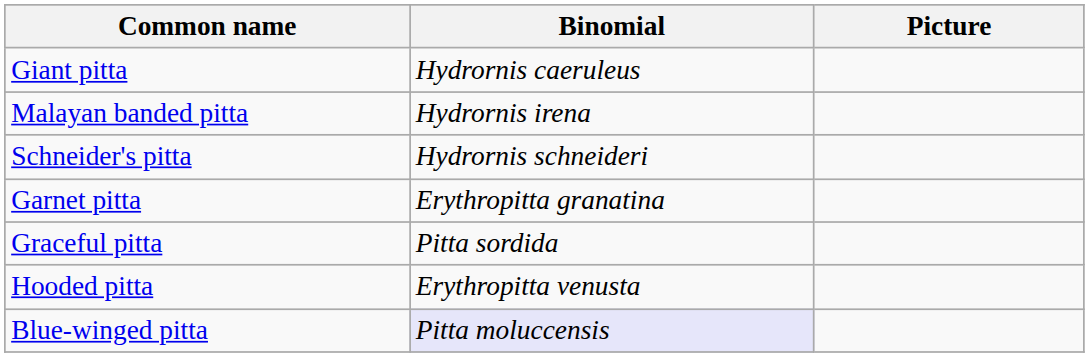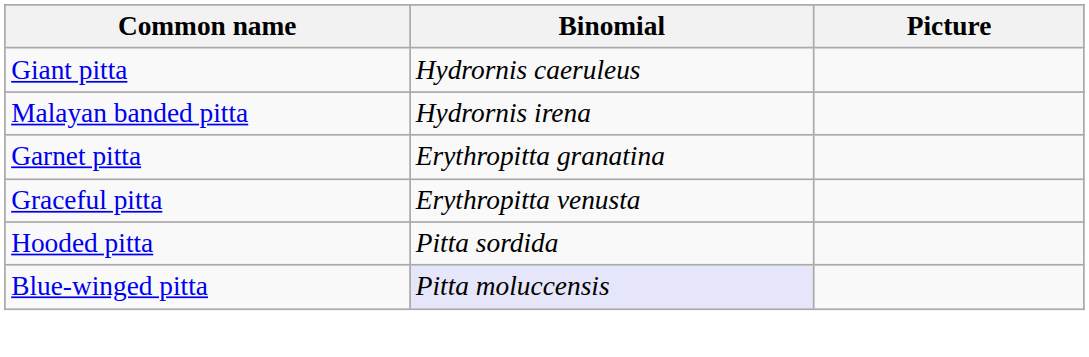- row: (101, 156)
(487, 243) Pitta sordida -> (528, 199) Erythropitta venusta
(528, 286) Erythropitta venusta -> (487, 243) Pitta sordida
